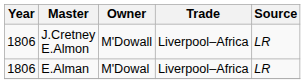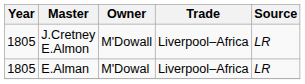(21, 41) 1806 -> (21, 41) 1805
(21, 68) 1806 -> (21, 68) 1805
